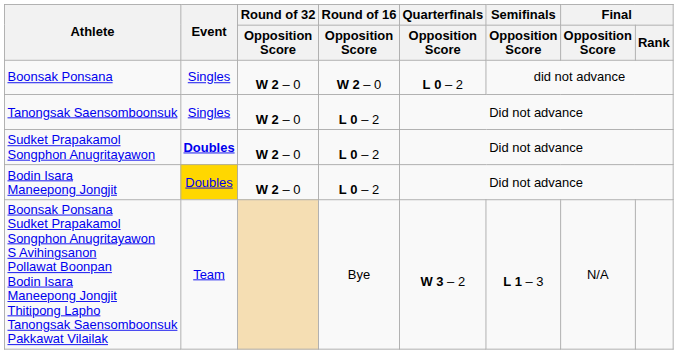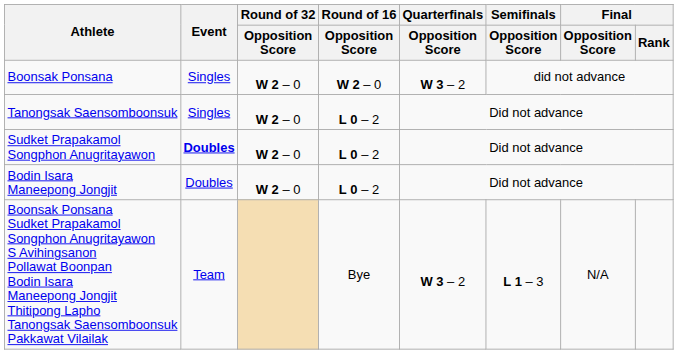(443, 85) L 0 – 2 -> (443, 85) W 3 – 2
(209, 182) gold background -> (209, 182) no background
